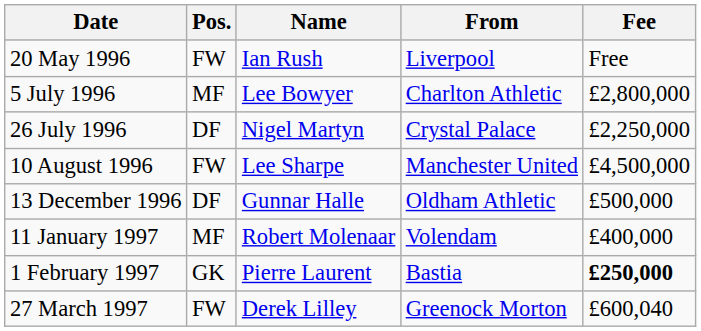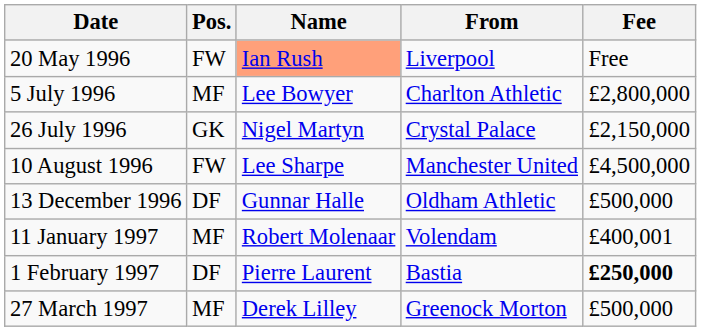(282, 58) no background -> (282, 58) lightsalmon background
(206, 129) DF -> (208, 129) GK
(639, 129) £2,250,000 -> (639, 129) £2,150,000
(631, 237) £400,000 -> (631, 237) £400,001
(208, 272) GK -> (206, 272) DF
(209, 308) FW -> (208, 308) MF
(631, 308) £600,040 -> (631, 308) £500,000
